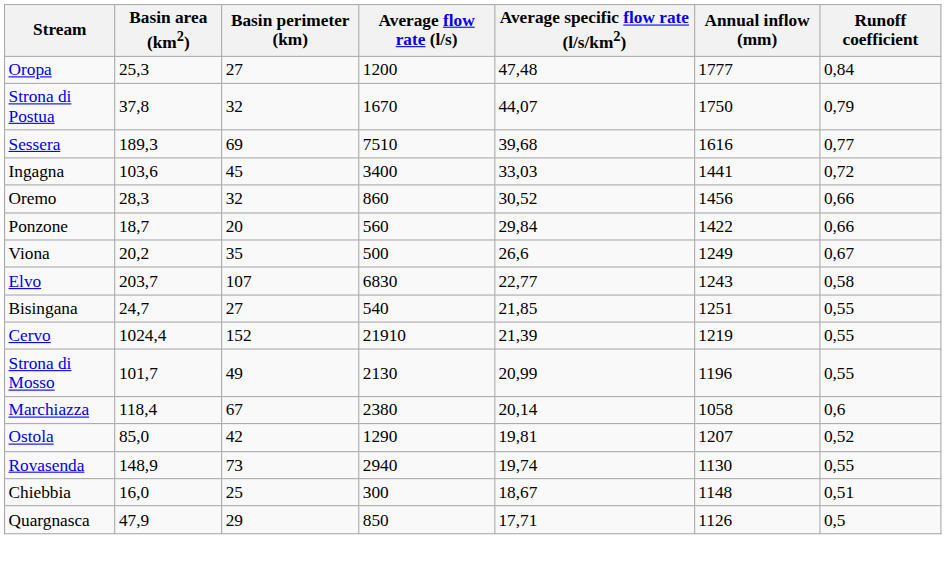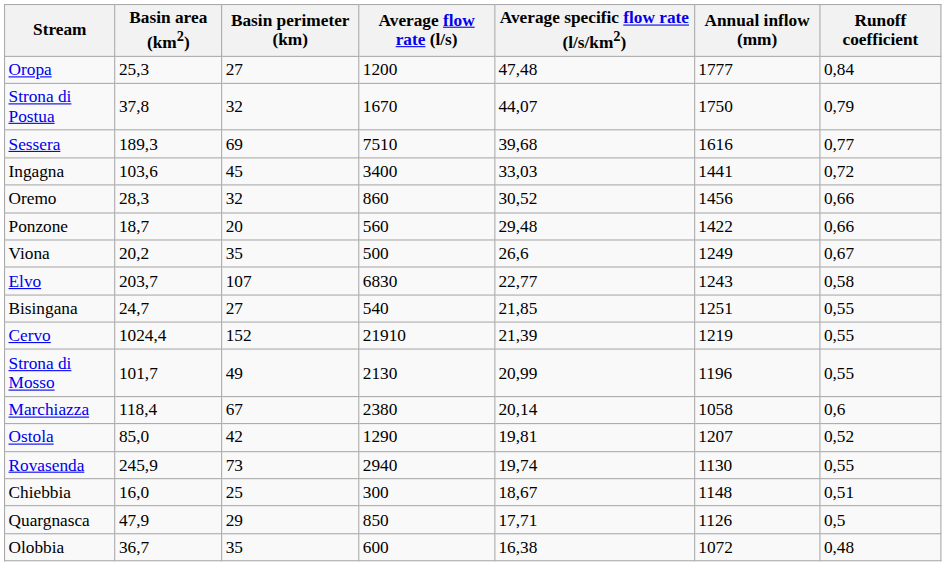(518, 226) 29,84 -> (518, 226) 29,48
(138, 464) 148,9 -> (138, 464) 245,9
+ row: (36, 547)
